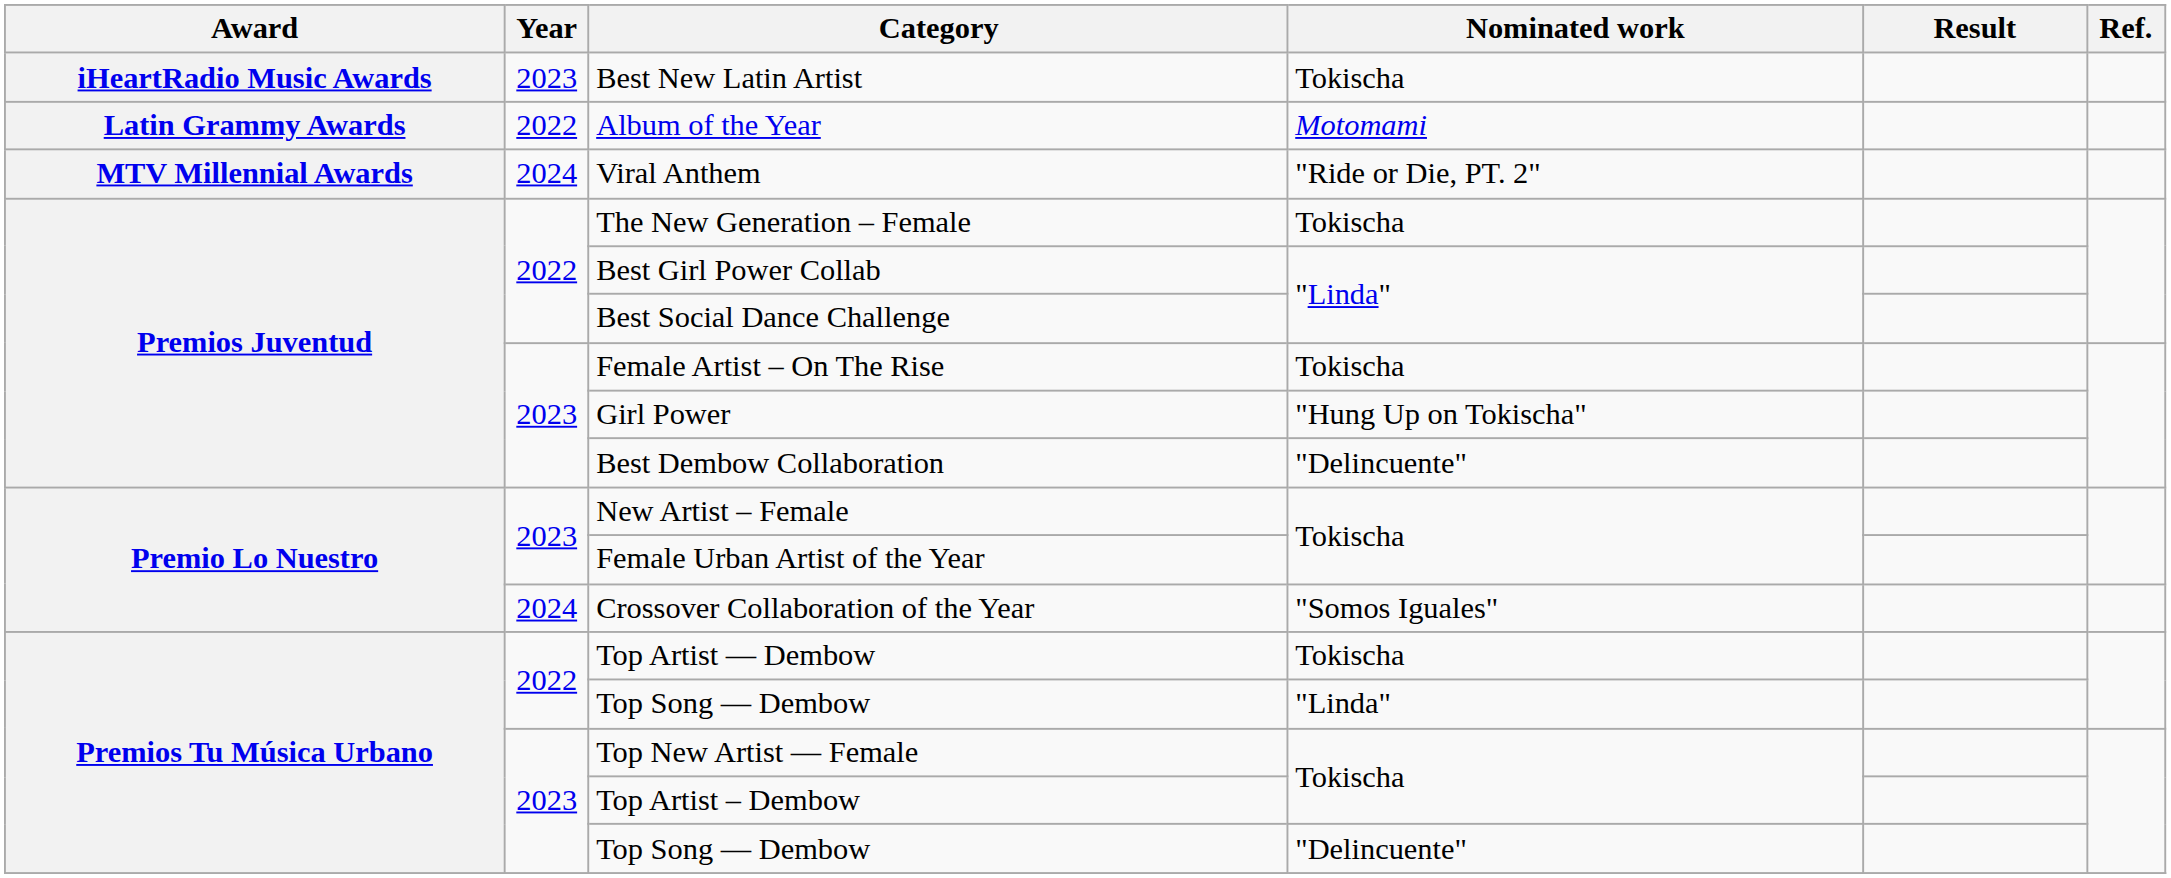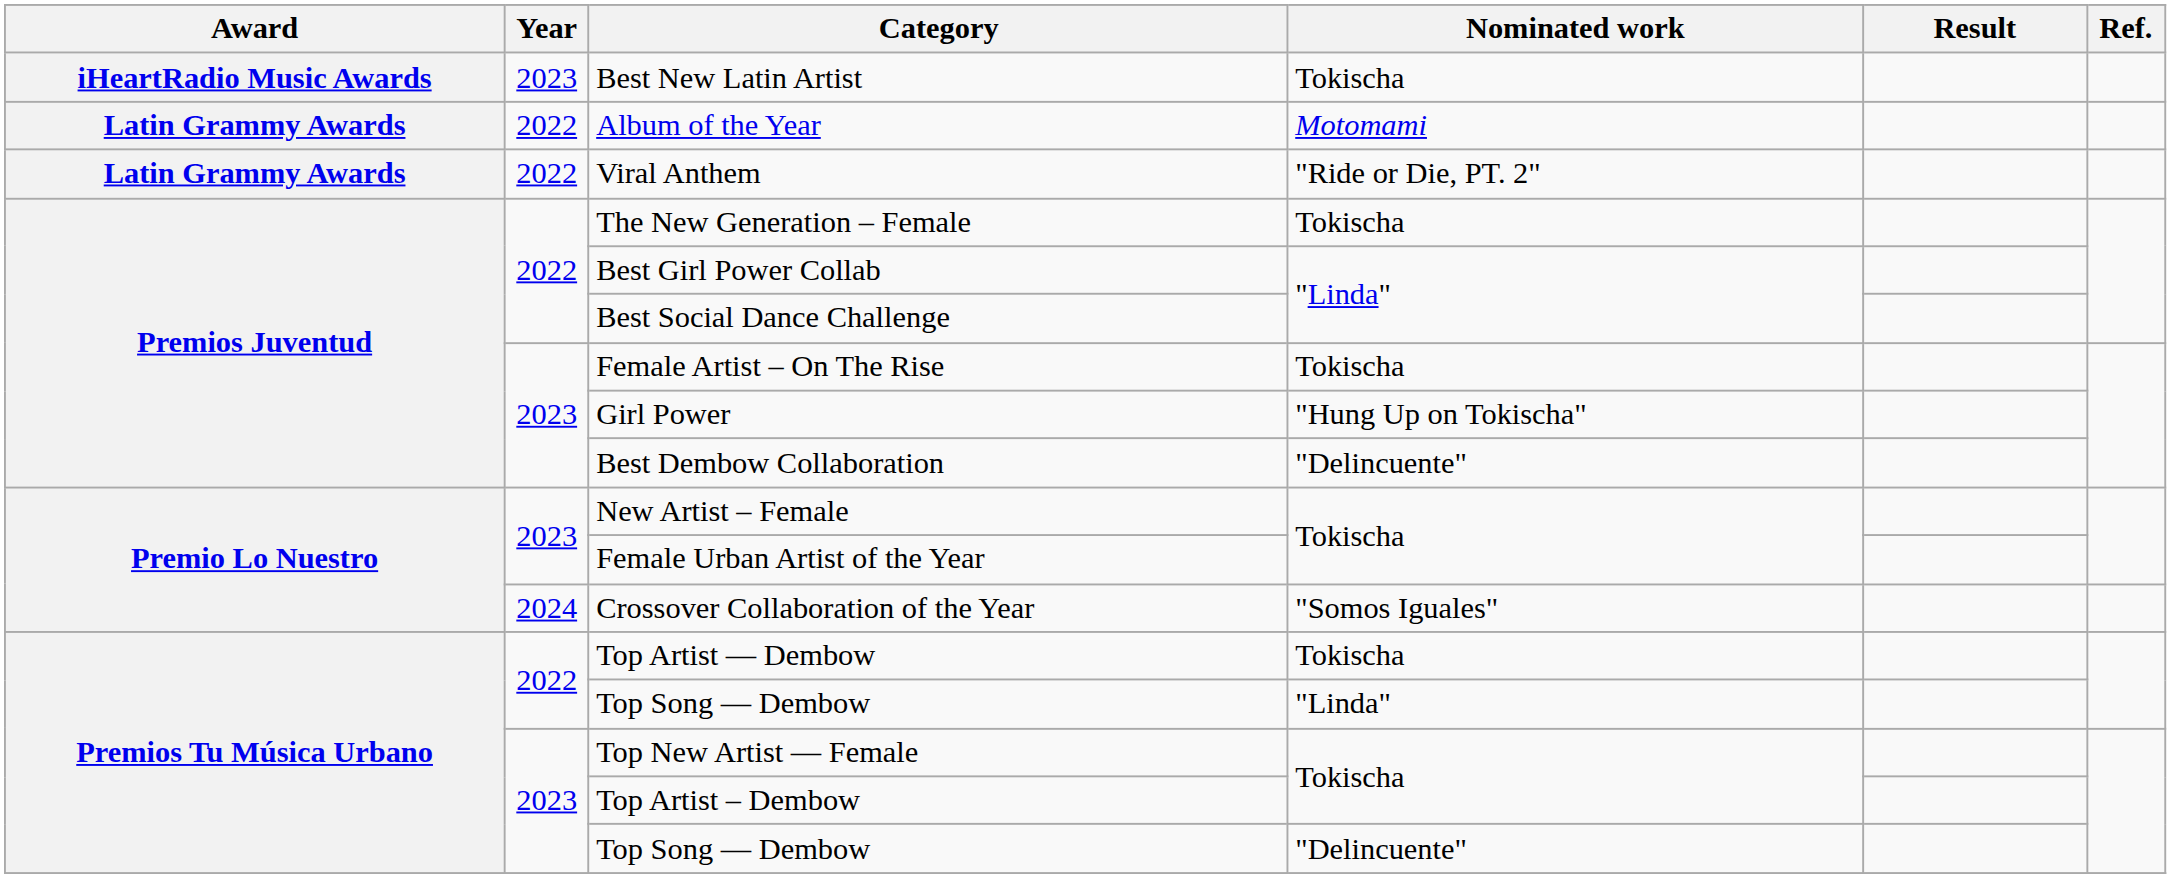(255, 173) MTV Millennial Awards -> (255, 173) Latin Grammy Awards
(547, 173) 2024 -> (547, 173) 2022
